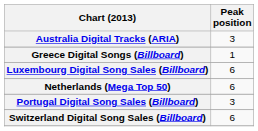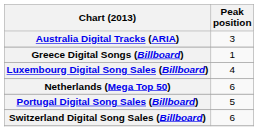(232, 70) 6 -> (232, 70) 4
(232, 102) 3 -> (232, 102) 5
